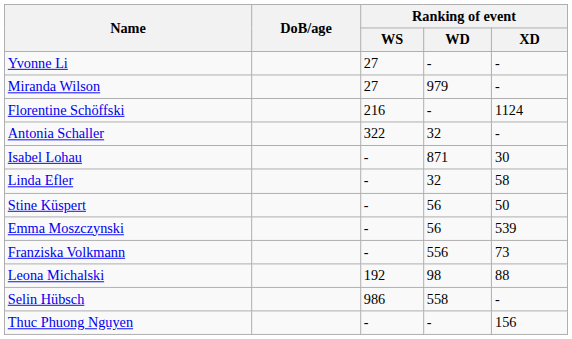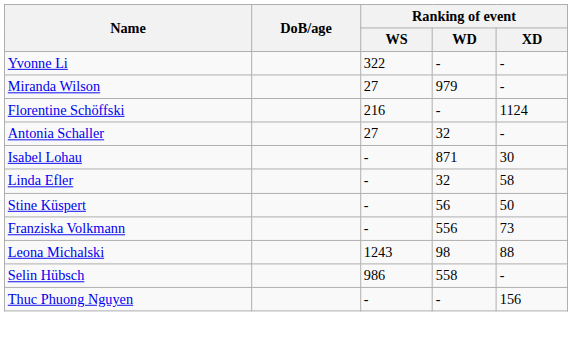(371, 63) 27 -> (375, 63) 322
(375, 134) 322 -> (371, 134) 27
- row: (66, 228)
(375, 275) 192 -> (378, 252) 1243
